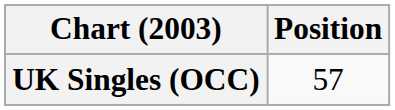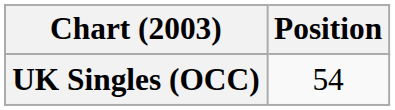(328, 79) 57 -> (328, 79) 54
